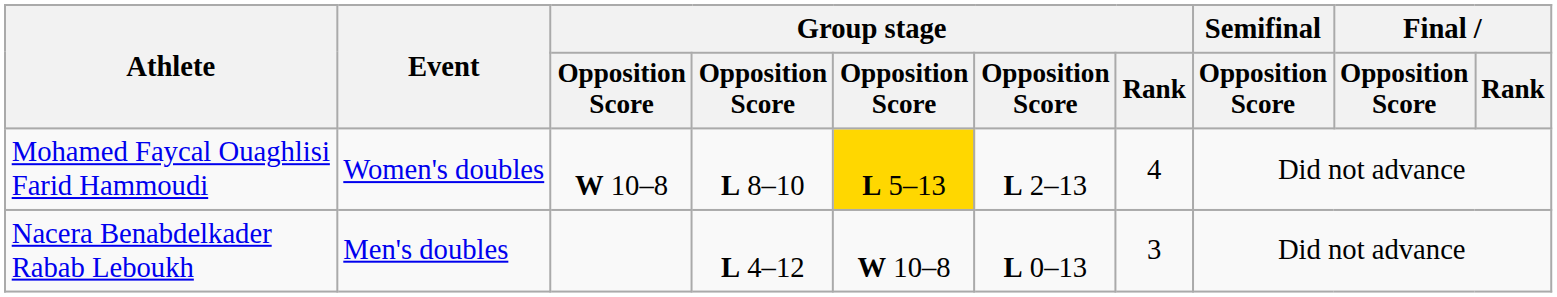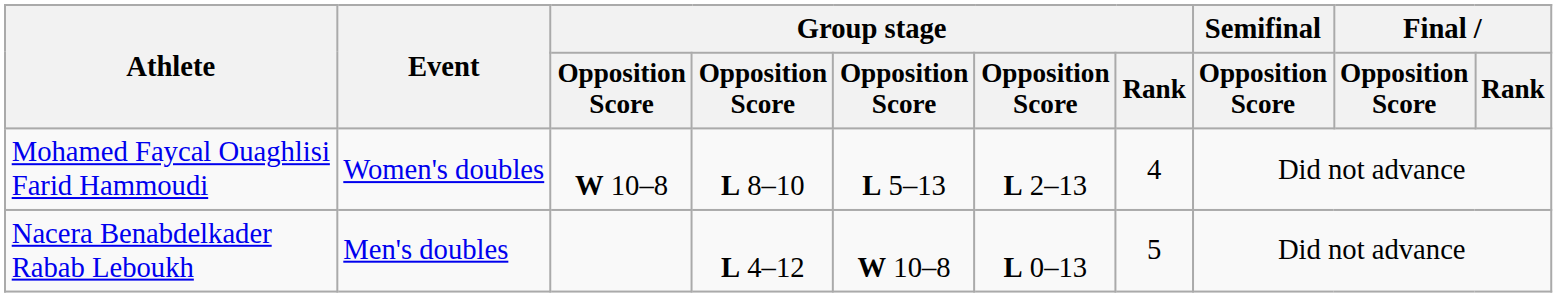(904, 186) gold background -> (904, 186) no background
(1154, 250) 3 -> (1154, 250) 5
